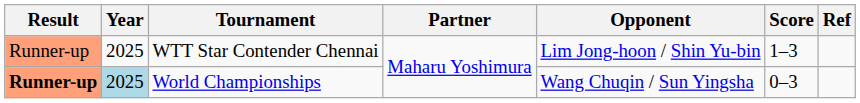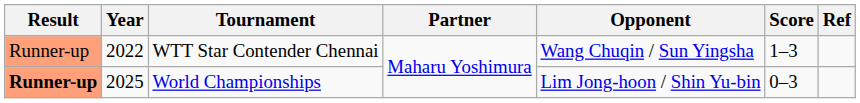(125, 51) 2025 -> (125, 51) 2022
(651, 51) Lim Jong-hoon / Shin Yu-bin -> (647, 51) Wang Chuqin / Sun Yingsha
(125, 82) lightblue background -> (125, 82) no background
(647, 82) Wang Chuqin / Sun Yingsha -> (651, 82) Lim Jong-hoon / Shin Yu-bin
